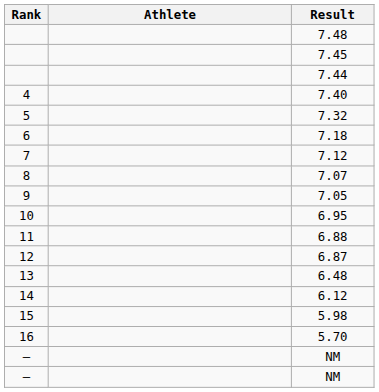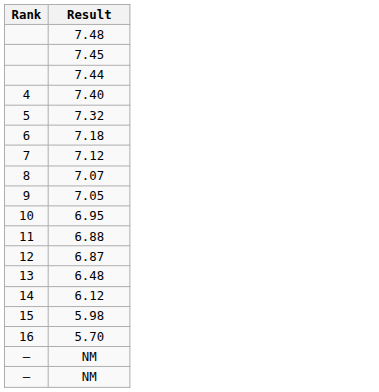- column: (170, 15)
